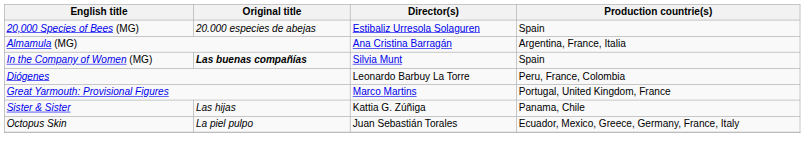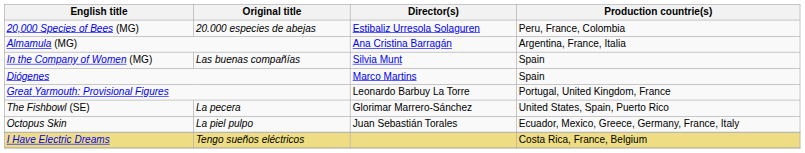(532, 28) Spain -> (572, 28) Peru, France, Colombia
(251, 60) bold -> (248, 60) normal
(411, 76) Leonardo Barbuy La Torre -> (385, 76) Marco Martins
(572, 76) Peru, France, Colombia -> (532, 76) Spain
(385, 92) Marco Martins -> (411, 92) Leonardo Barbuy La Torre
- row: (39, 108)
+ row: (48, 108)
+ row: (58, 140)
